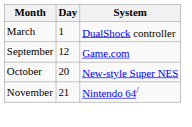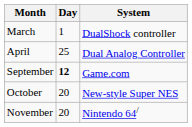+ row: (18, 52)
(64, 52) normal -> (64, 72) bold
(64, 92) 21 -> (64, 112) 20
